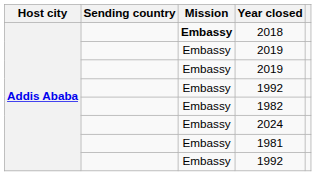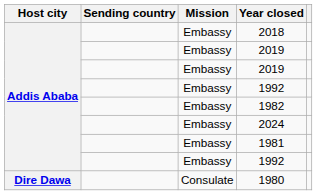(207, 32) bold -> (207, 32) normal
+ row: (43, 180)
